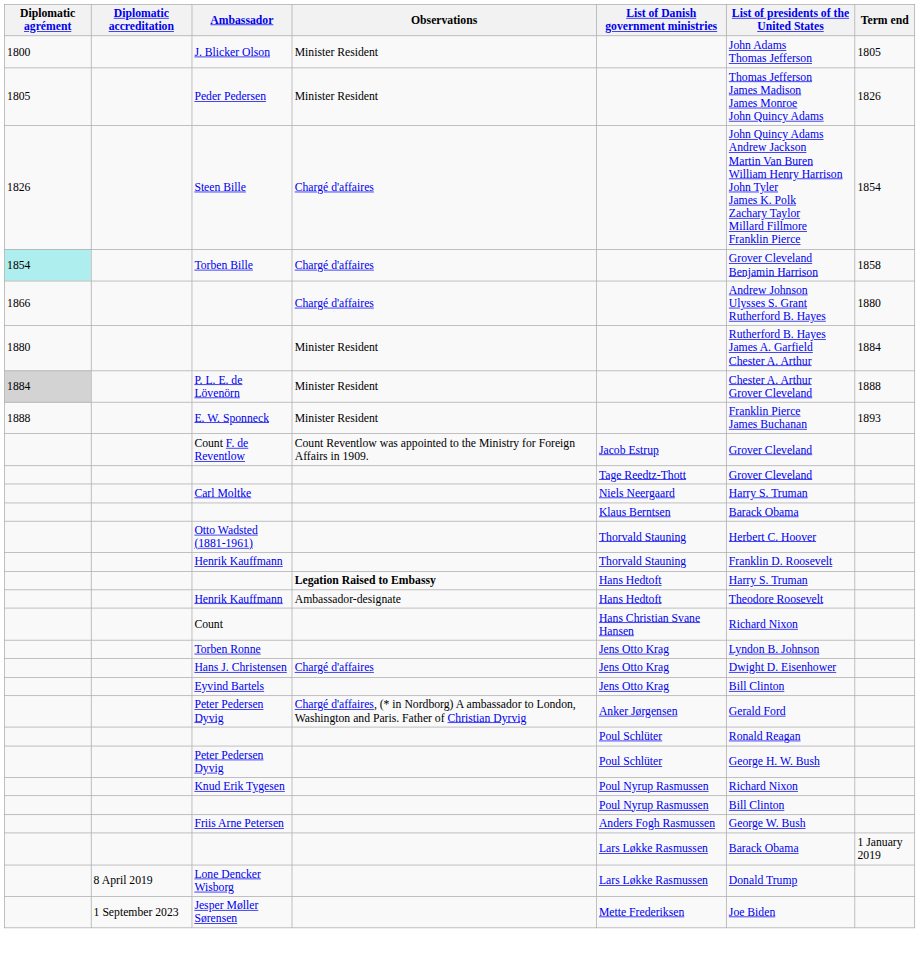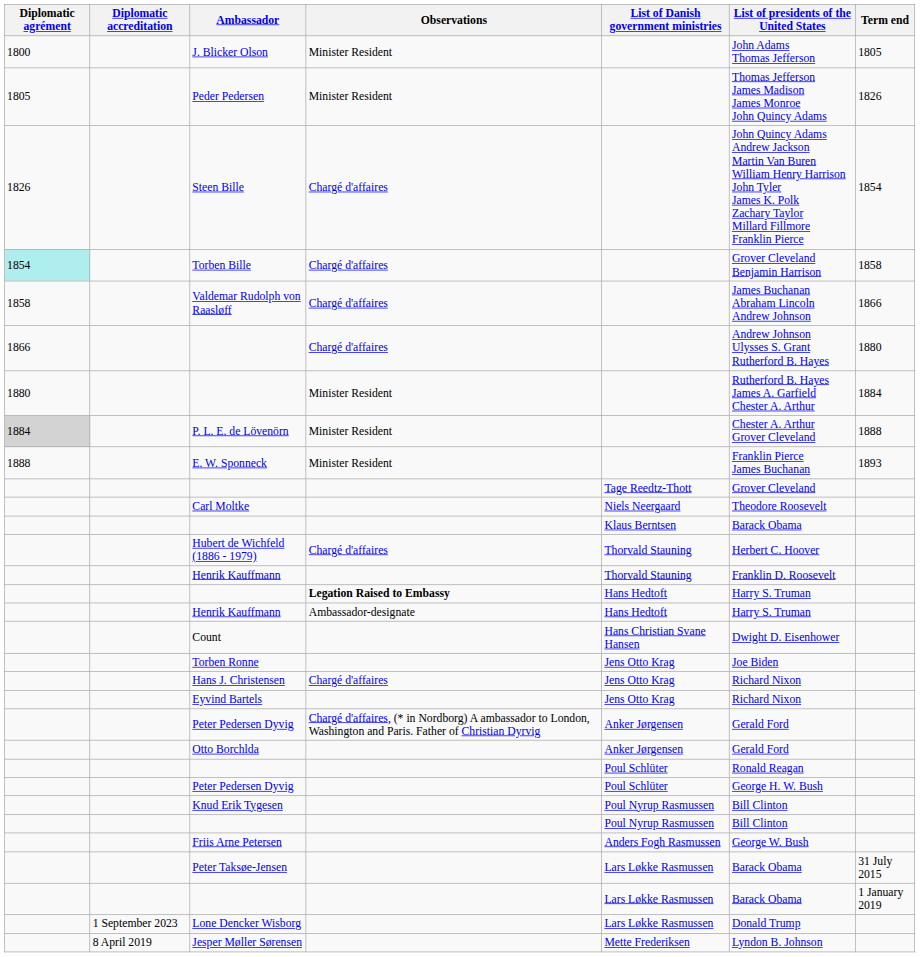+ row: (247, 303)
- row: (221, 449)
(768, 493) Harry S. Truman -> (779, 506) Theodore Roosevelt
+ row: (238, 550)
- row: (226, 537)
(776, 599) Theodore Roosevelt -> (771, 612) Harry S. Truman
(763, 624) Richard Nixon -> (786, 637) Dwight D. Eisenhower
(774, 649) Lyndon B. Johnson -> (755, 662) Joe Biden
(783, 667) Dwight D. Eisenhower -> (767, 681) Richard Nixon
(757, 686) Bill Clinton -> (767, 699) Richard Nixon
+ row: (226, 749)
(763, 786) Richard Nixon -> (760, 805) Bill Clinton
+ row: (240, 867)
(123, 880) 8 April 2019 -> (135, 924) 1 September 2023
(136, 912) 1 September 2023 -> (122, 942) 8 April 2019
(752, 912) Joe Biden -> (777, 942) Lyndon B. Johnson
